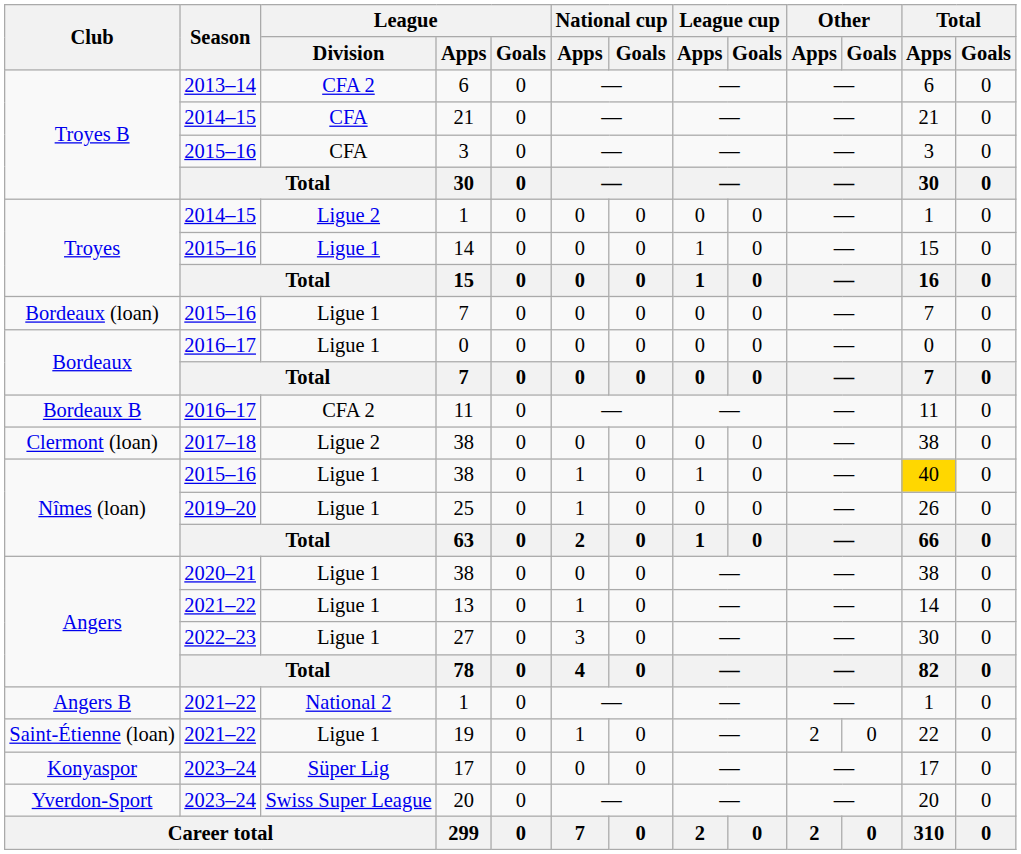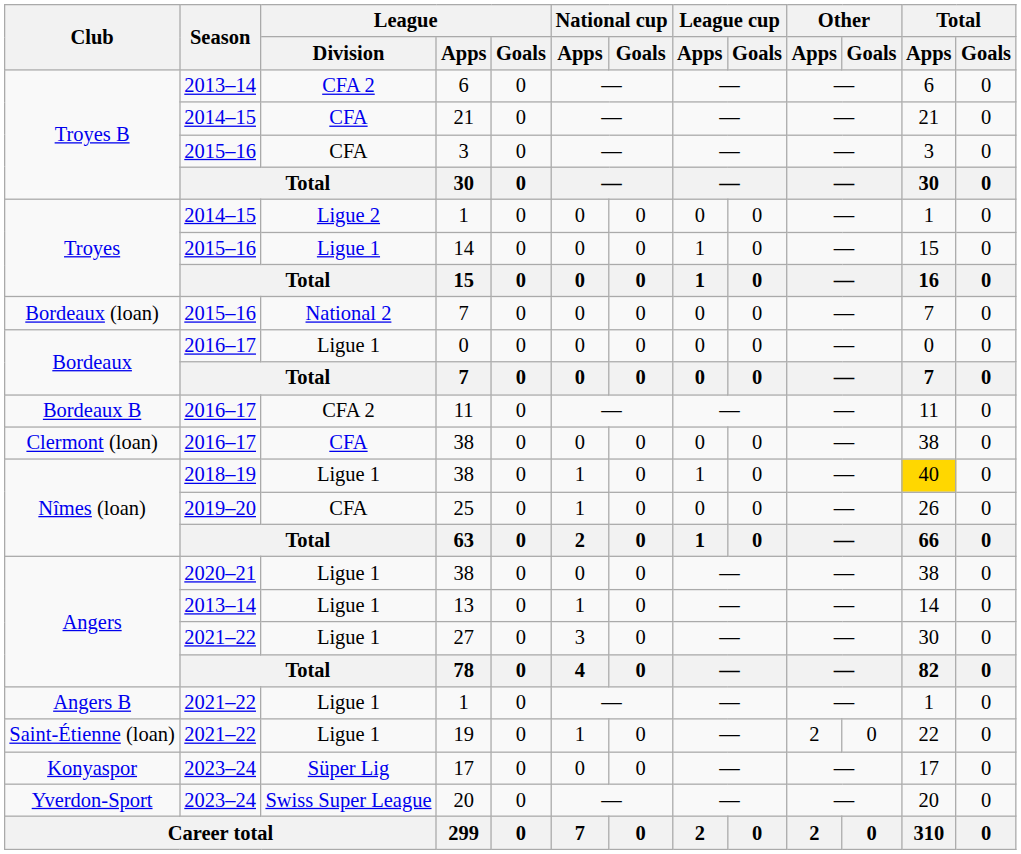(348, 313) Ligue 1 -> (348, 313) National 2
(220, 442) 2017–18 -> (220, 442) 2016–17
(348, 442) Ligue 2 -> (348, 442) CFA
(220, 475) 2015–16 -> (220, 475) 2018–19
(348, 507) Ligue 1 -> (348, 507) CFA
(220, 605) 2021–22 -> (220, 605) 2013–14
(220, 637) 2022–23 -> (220, 637) 2021–22
(348, 702) National 2 -> (348, 702) Ligue 1
